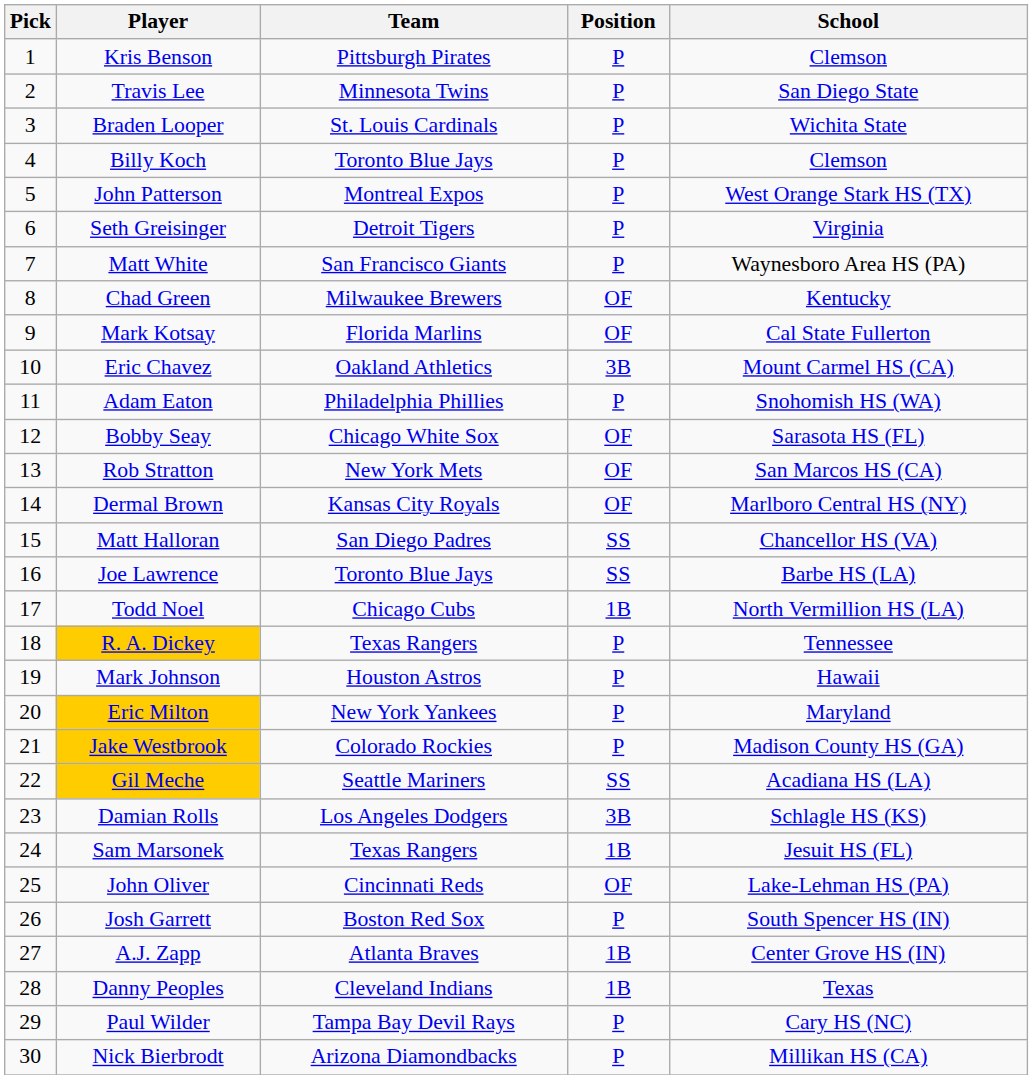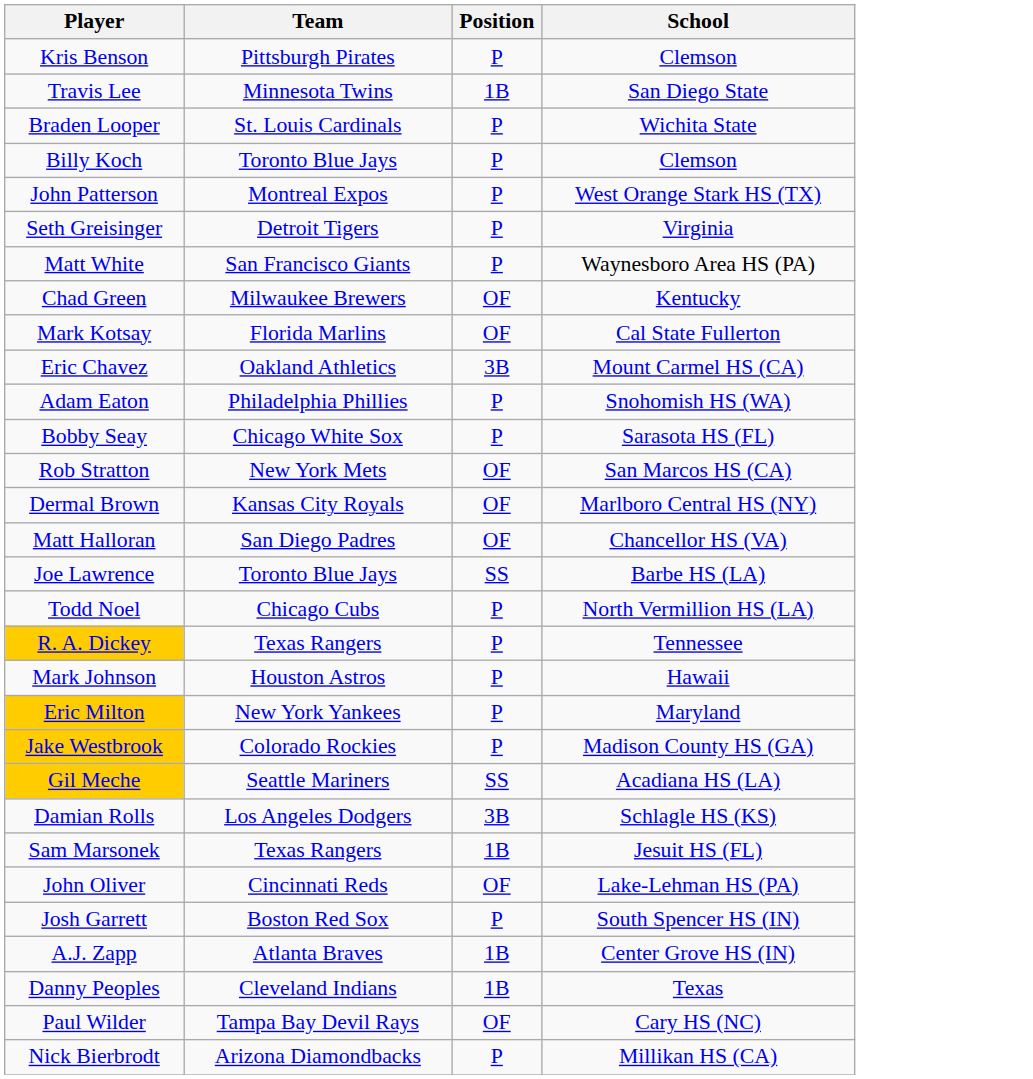- column: (30, 21)
(618, 90) P -> (497, 90) 1B
(618, 435) OF -> (497, 435) P
(618, 539) SS -> (497, 539) OF
(618, 608) 1B -> (497, 608) P
(618, 1022) P -> (497, 1022) OF
